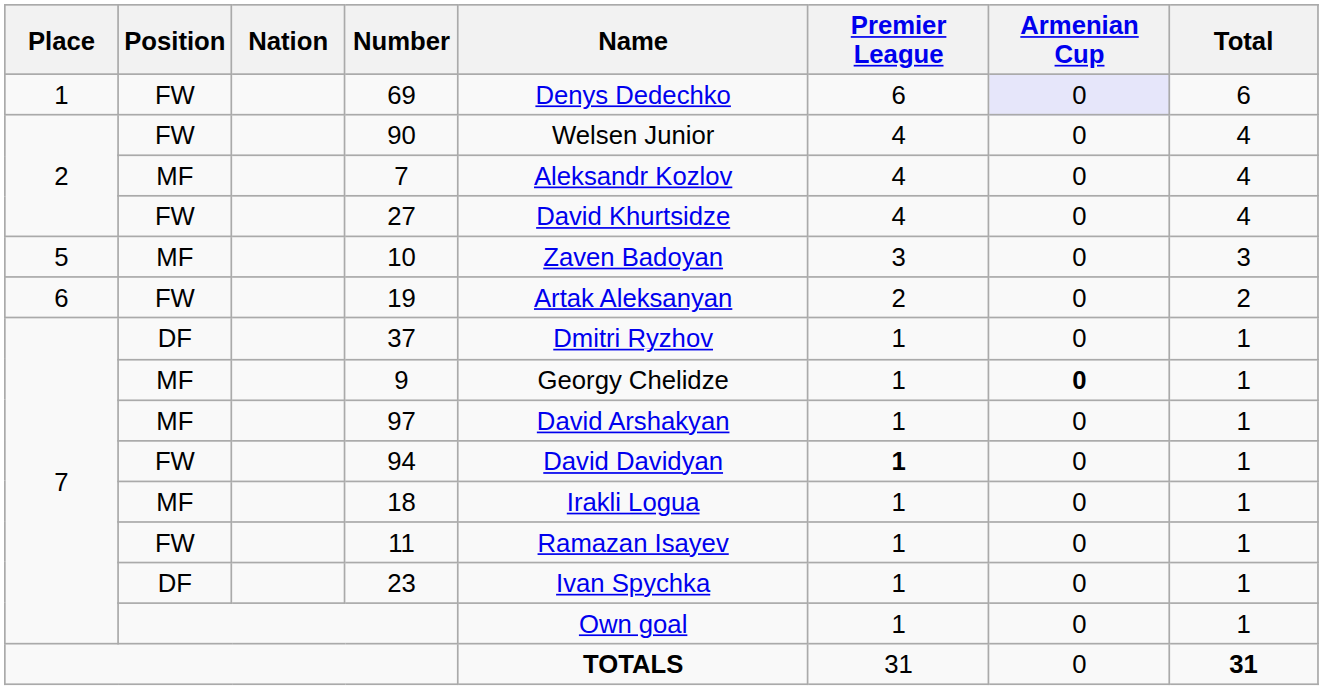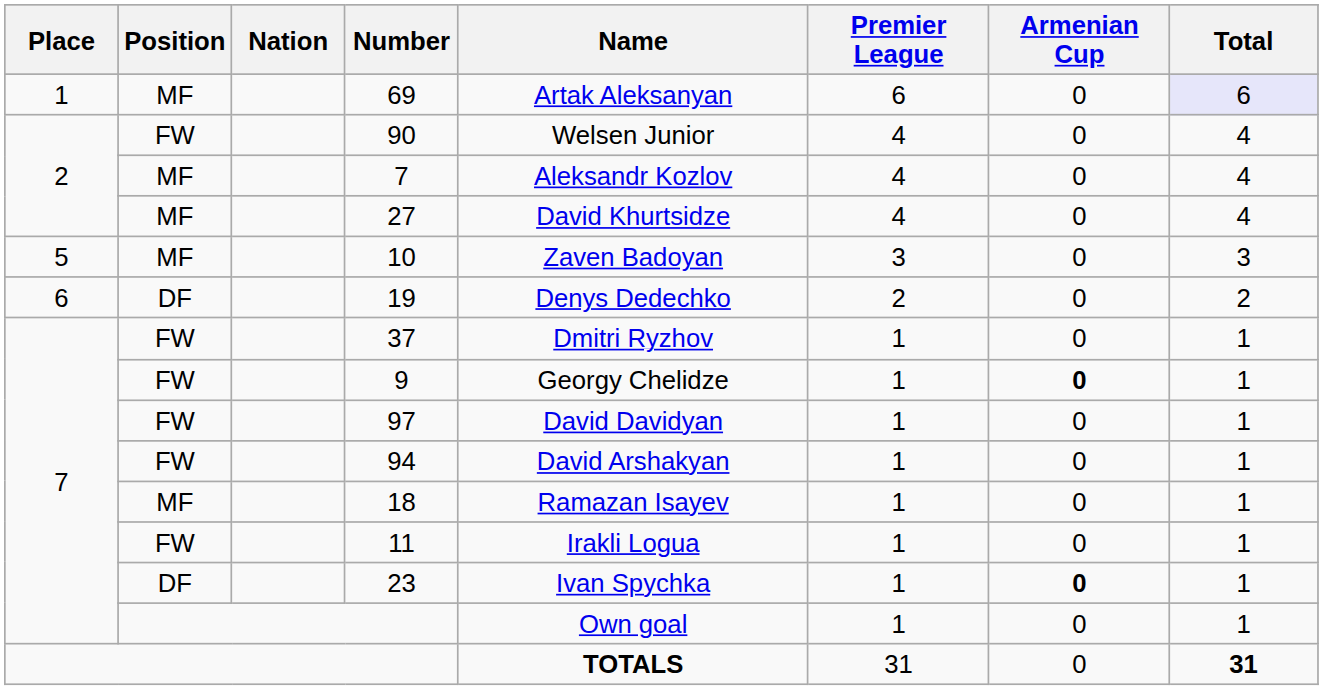(175, 95) FW -> (175, 95) MF
(633, 95) Denys Dedechko -> (633, 95) Artak Aleksanyan
(1080, 95) lavender background -> (1080, 95) no background
(1244, 95) no background -> (1244, 95) lavender background
(175, 217) FW -> (175, 217) MF
(175, 298) FW -> (175, 298) DF
(633, 298) Artak Aleksanyan -> (633, 298) Denys Dedechko
(175, 339) DF -> (175, 339) FW
(175, 379) MF -> (175, 379) FW
(175, 420) MF -> (175, 420) FW
(633, 420) David Arshakyan -> (633, 420) David Davidyan
(633, 461) David Davidyan -> (633, 461) David Arshakyan
(899, 461) bold -> (899, 461) normal
(633, 501) Irakli Logua -> (633, 501) Ramazan Isayev
(633, 542) Ramazan Isayev -> (633, 542) Irakli Logua
(1080, 583) normal -> (1080, 583) bold
